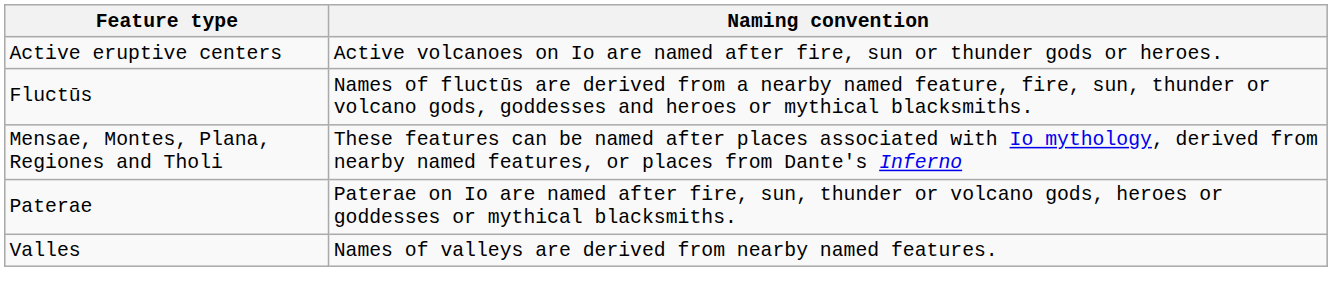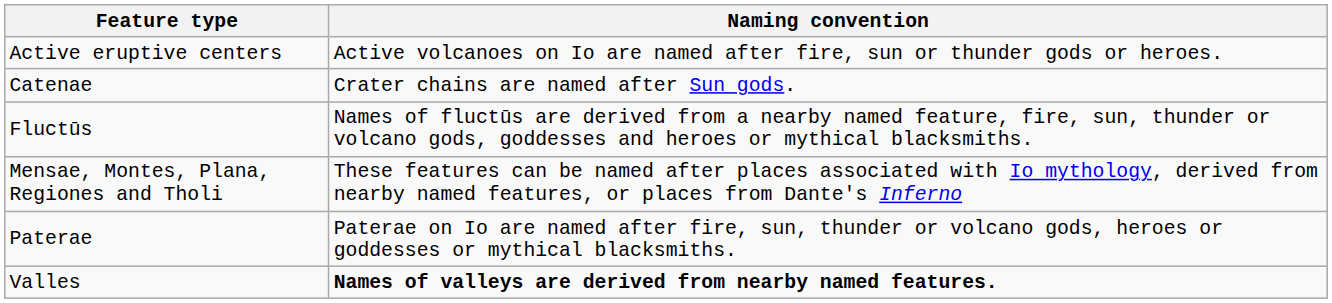+ row: (51, 85)
(666, 250) normal -> (666, 282) bold
